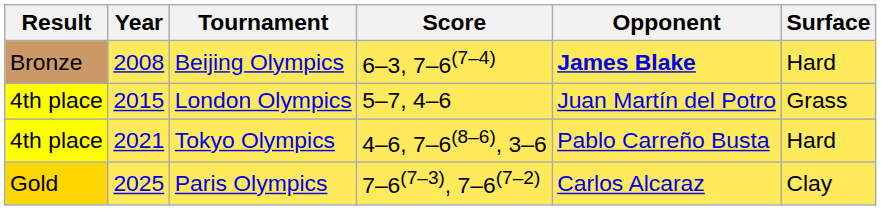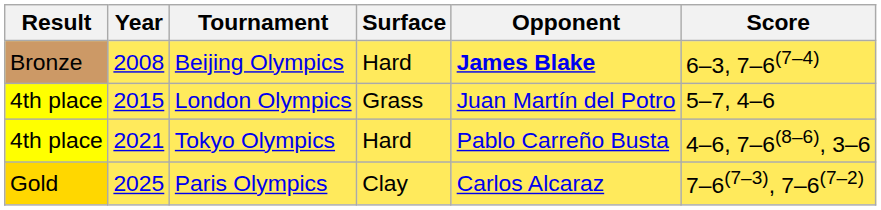columns swapped: (828, 22) <-> (454, 22)
